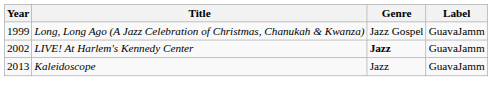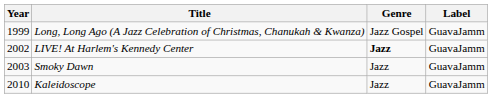+ row: (64, 66)
(18, 66) 2013 -> (18, 84) 2010
